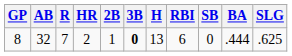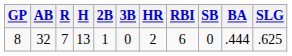columns swapped: (156, 16) <-> (87, 16)
(135, 39) bold -> (128, 39) normal
